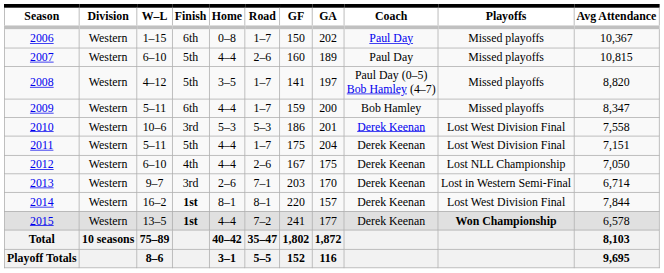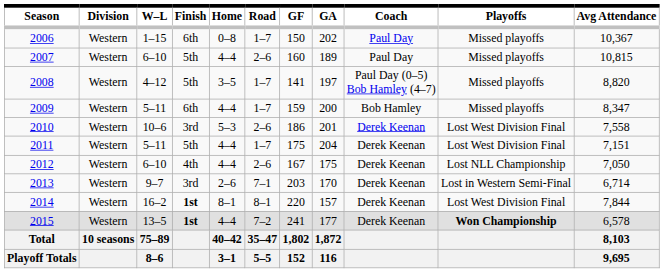(262, 127) 5–3 -> (262, 127) 2–6
